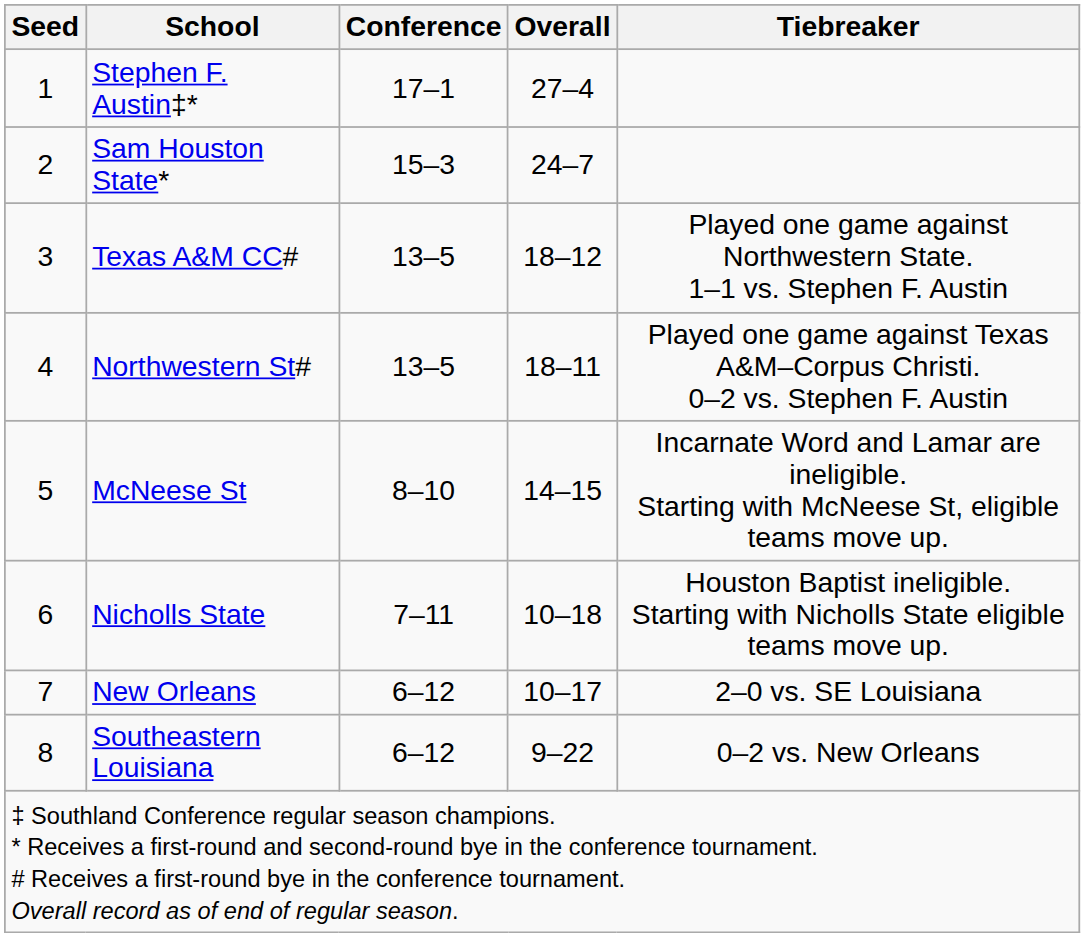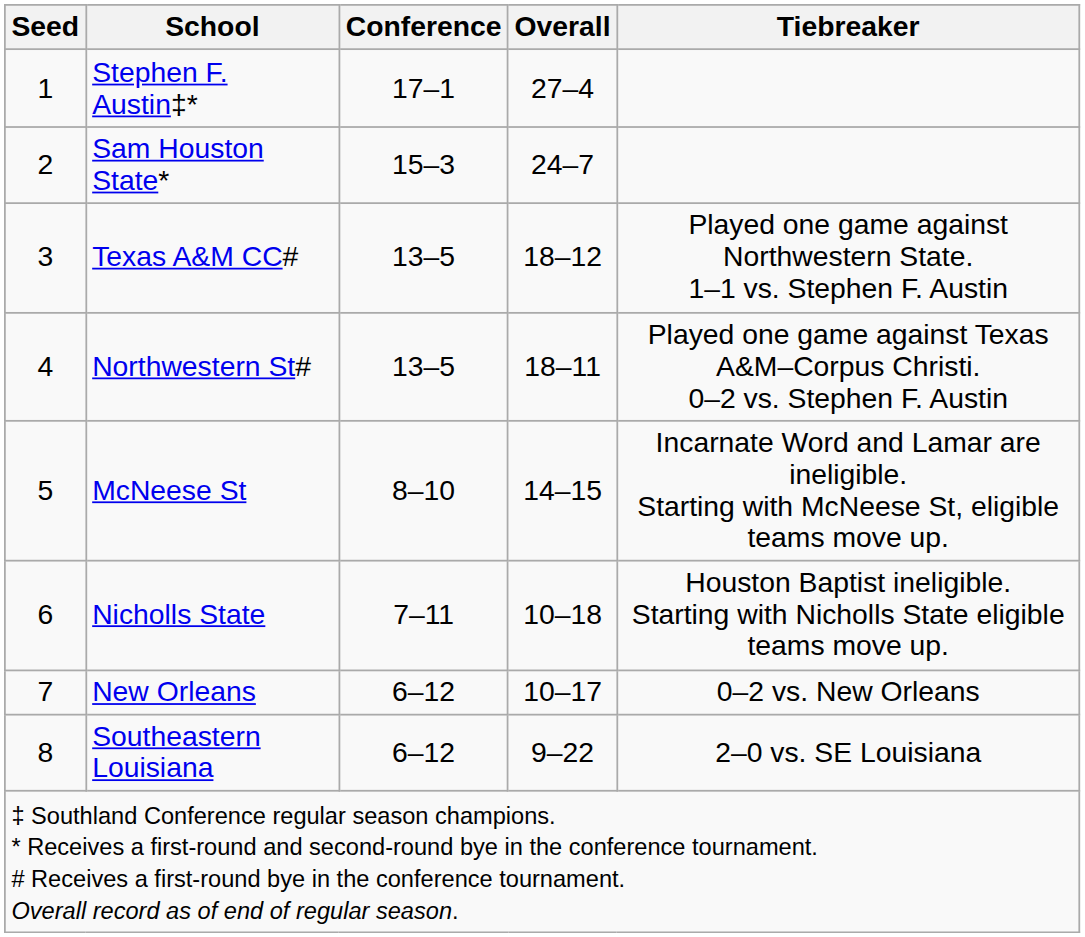(848, 691) 2–0 vs. SE Louisiana -> (848, 691) 0–2 vs. New Orleans
(848, 752) 0–2 vs. New Orleans -> (848, 752) 2–0 vs. SE Louisiana
